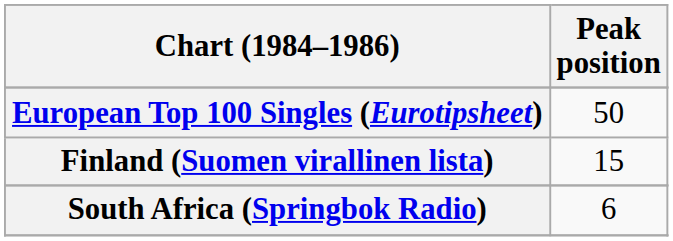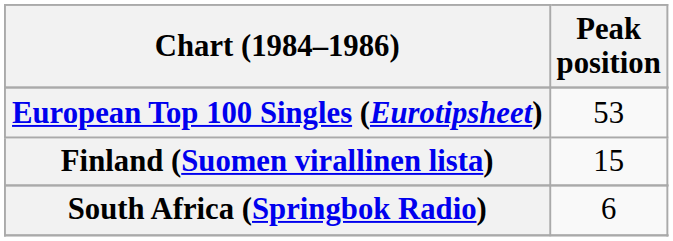(609, 112) 50 -> (609, 112) 53
